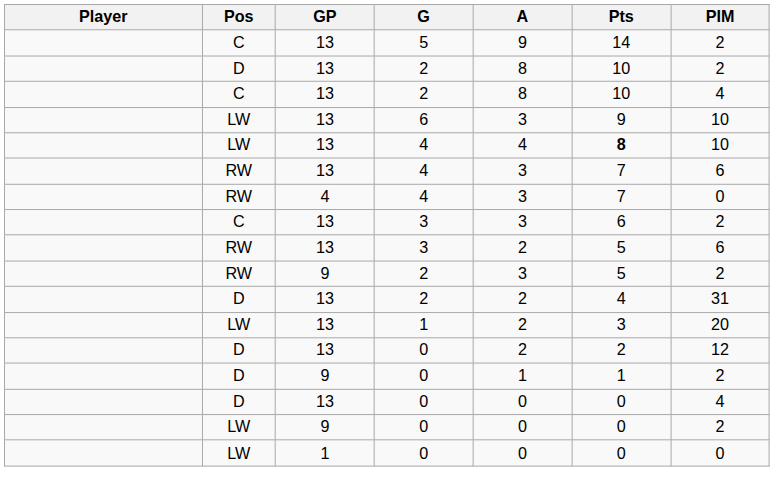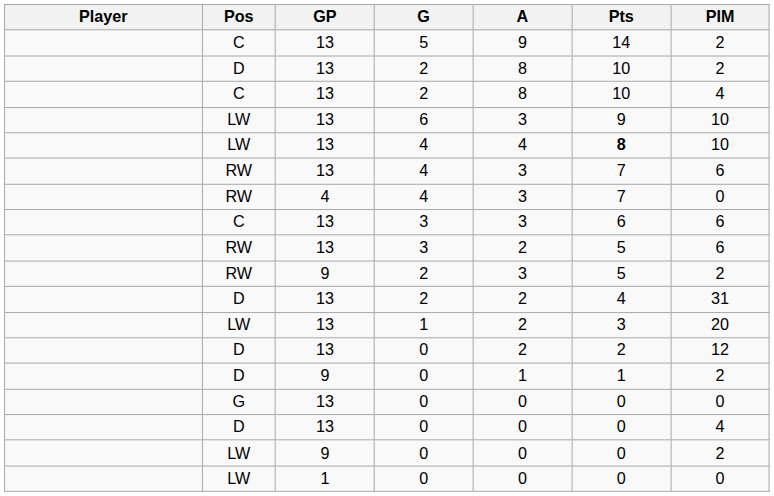(720, 222) 2 -> (720, 222) 6
+ row: (239, 401)
